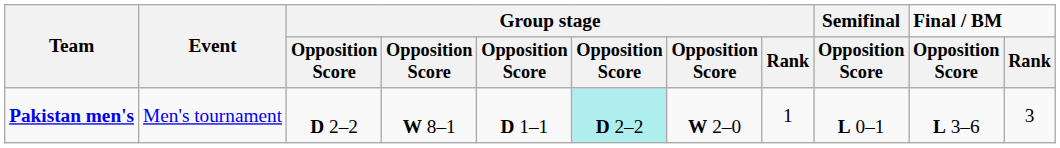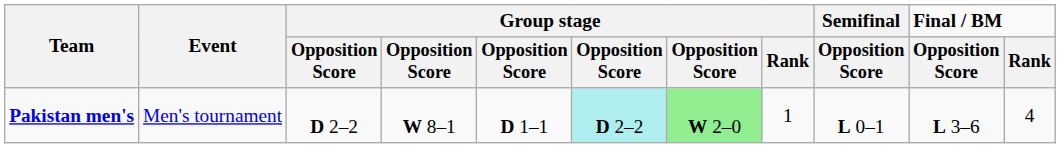(715, 126) no background -> (715, 126) lightgreen background
(1030, 115) 3 -> (1030, 115) 4
